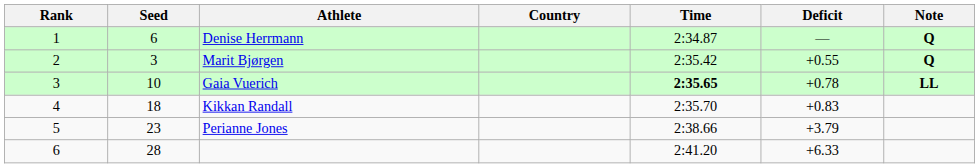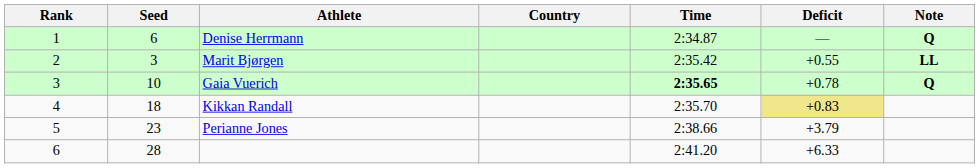(929, 60) Q -> (929, 60) LL
(929, 83) LL -> (929, 83) Q
(822, 106) no background -> (822, 106) khaki background
